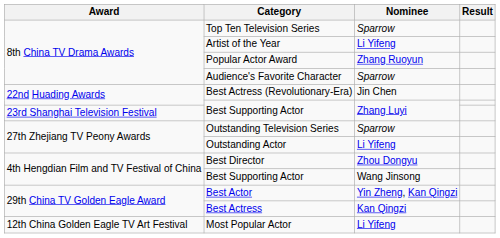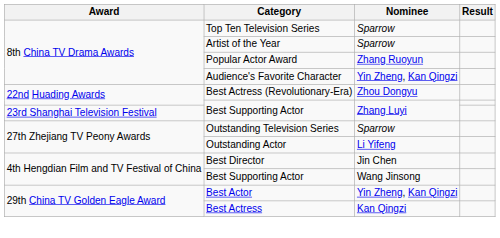(376, 44) Li Yifeng -> (376, 44) Sparrow
(376, 76) Sparrow -> (407, 76) Yin Zheng, Kan Qingzi
(377, 92) Jin Chen -> (387, 92) Zhou Dongyu
(387, 161) Zhou Dongyu -> (377, 161) Jin Chen
- row: (97, 224)
